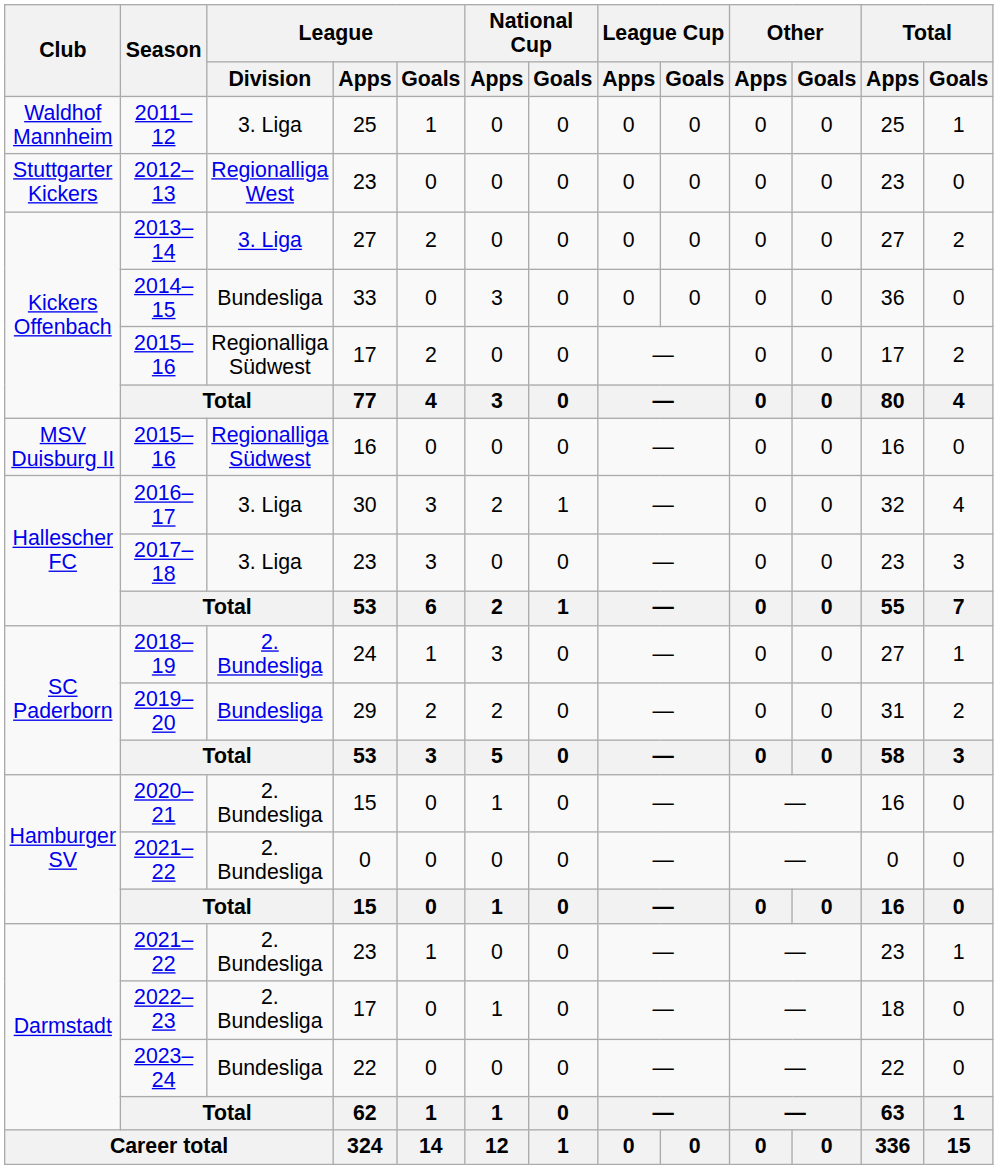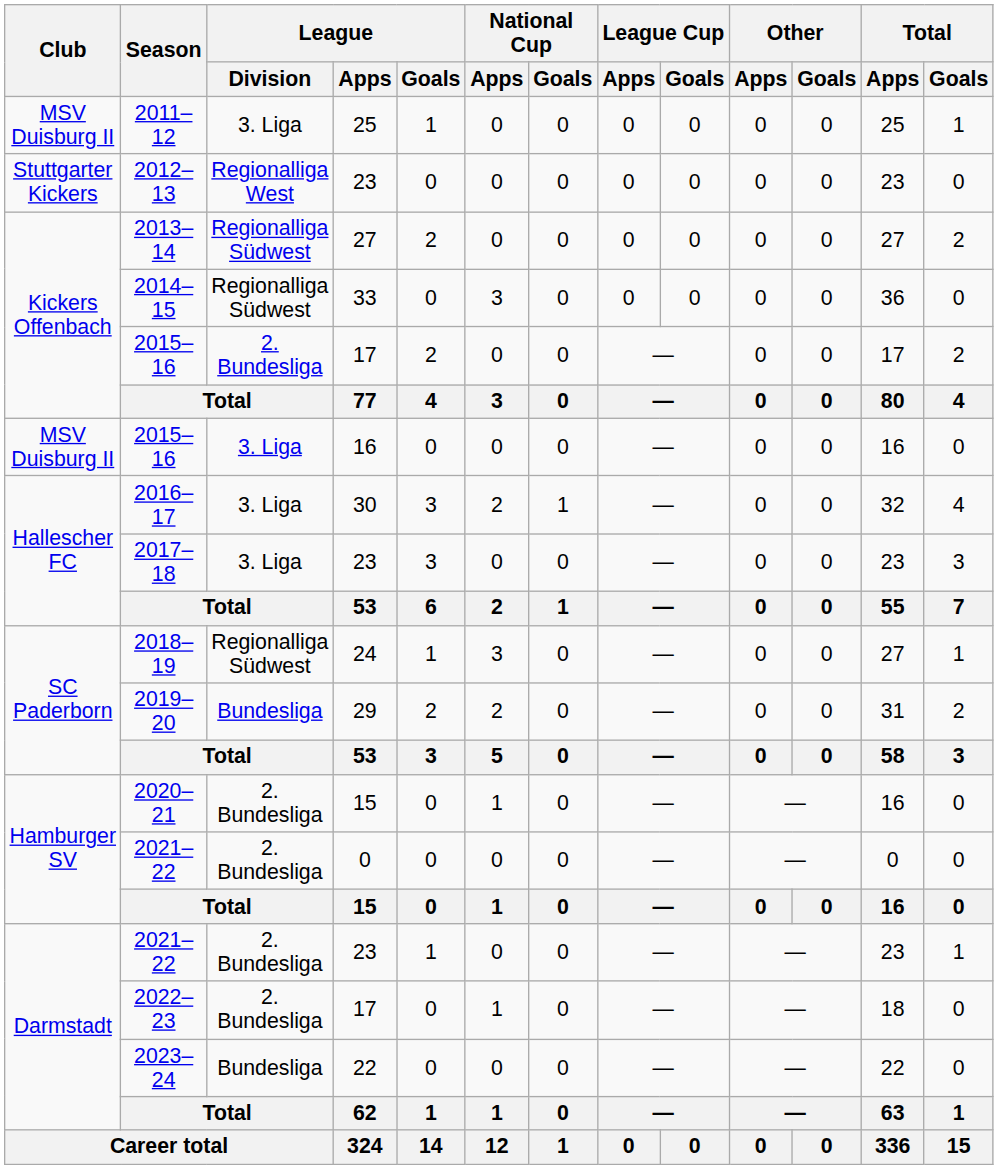(63, 124) Waldhof Mannheim -> (63, 124) MSV Duisburg II
(270, 240) 3. Liga -> (270, 240) Regionalliga Südwest
(270, 297) Bundesliga -> (270, 297) Regionalliga Südwest
(270, 355) Regionalliga Südwest -> (270, 355) 2. Bundesliga
(270, 446) Regionalliga Südwest -> (270, 446) 3. Liga
(270, 653) 2. Bundesliga -> (270, 653) Regionalliga Südwest
